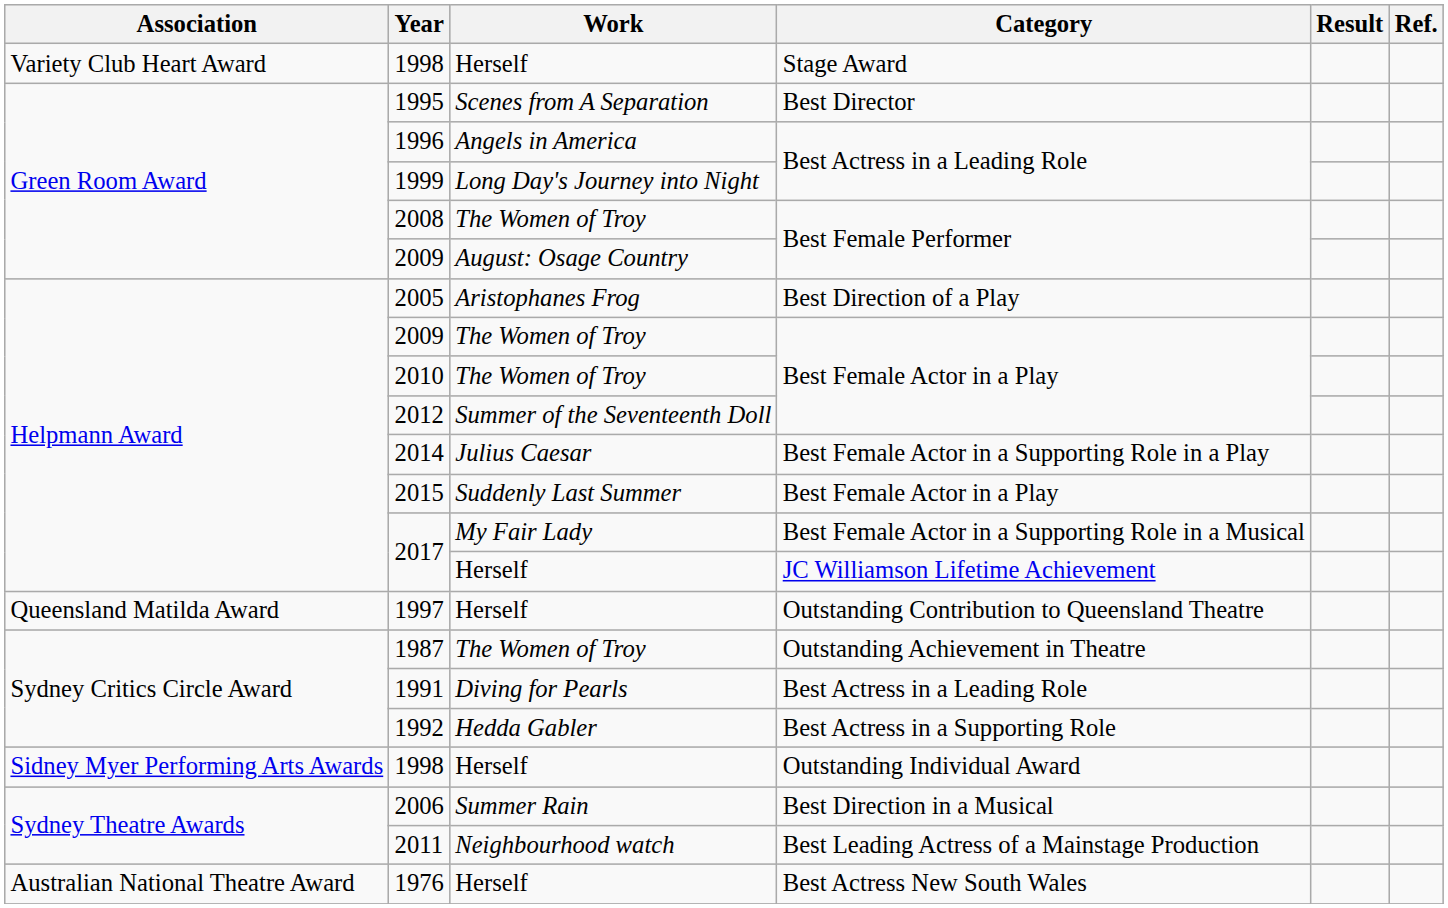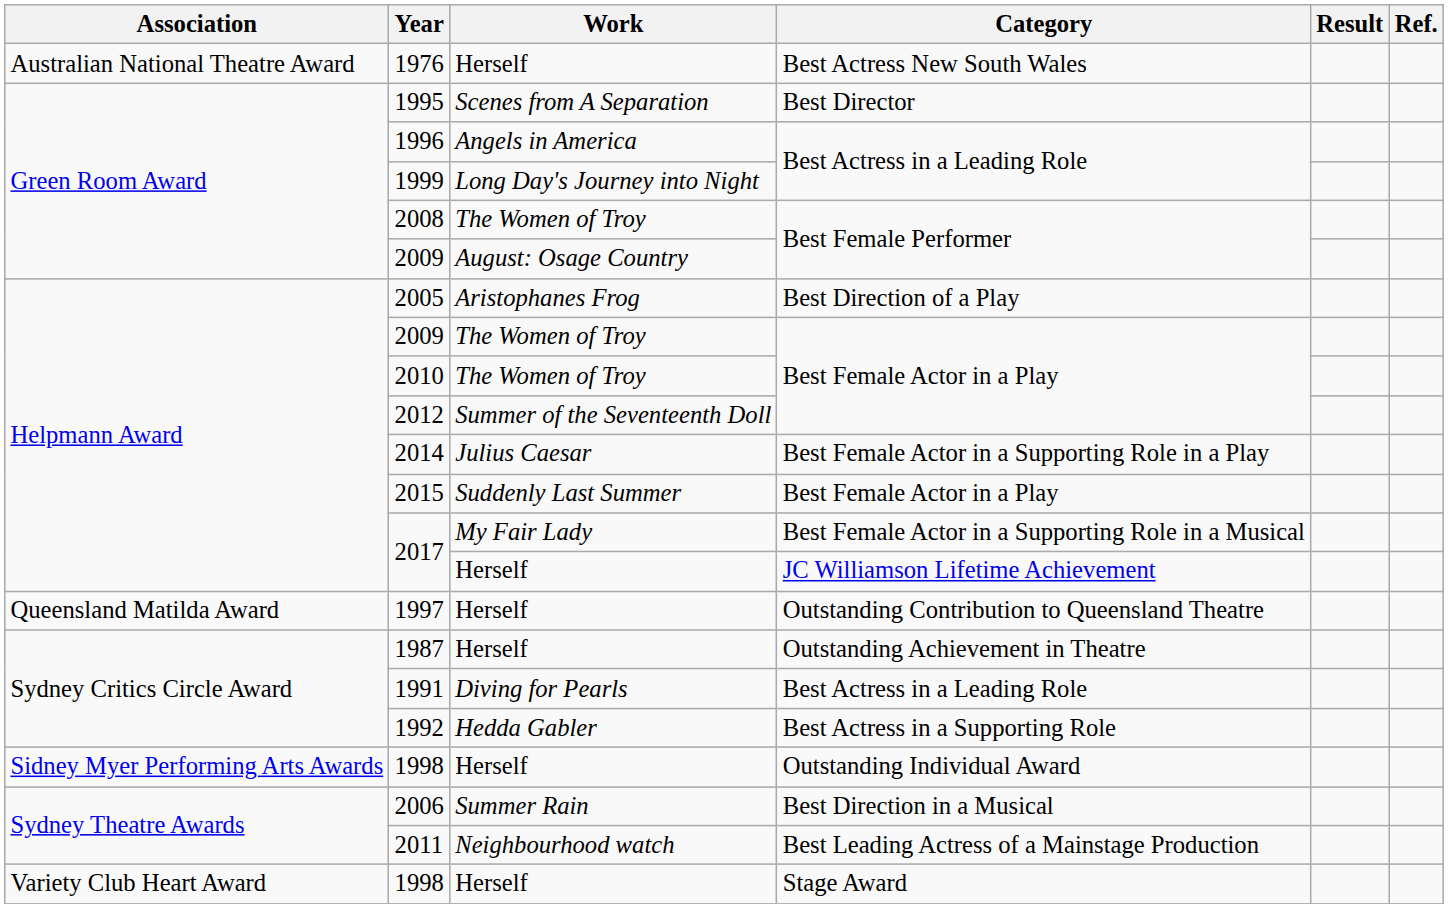rows swapped: (419, 883) <-> (419, 63)
(550, 649) The Women of Troy -> (491, 649) Herself
